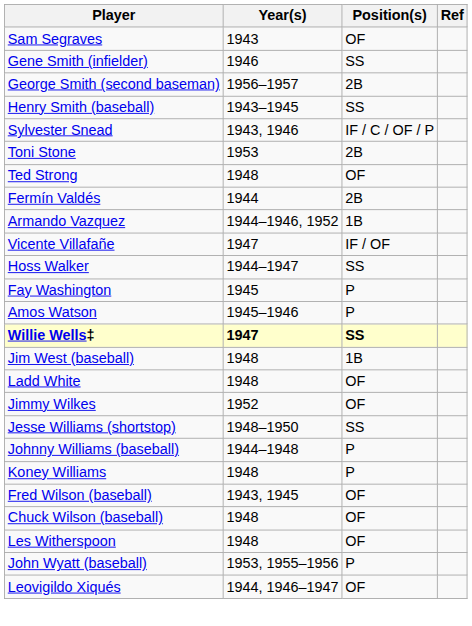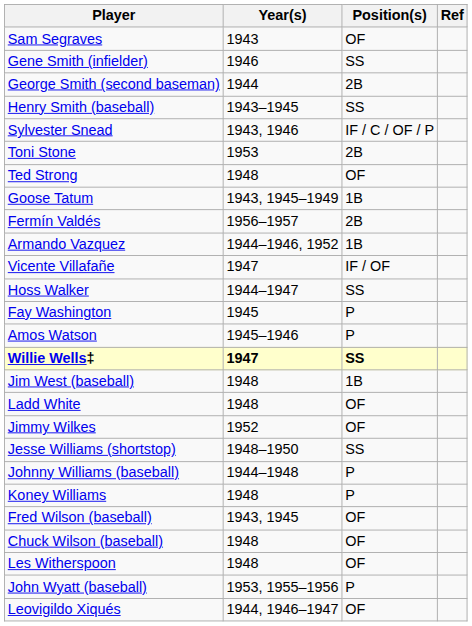(263, 84) 1956–1957 -> (243, 84) 1944
+ row: (50, 198)
(243, 198) 1944 -> (263, 221) 1956–1957
